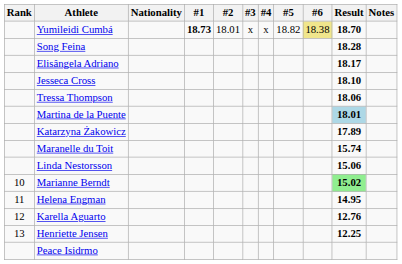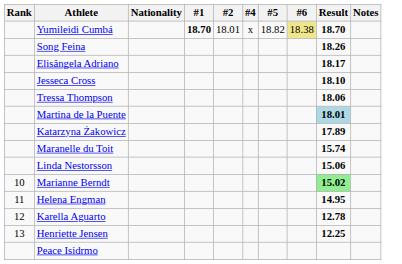- column: (250, 13)
(199, 30) 18.73 -> (199, 30) 18.70
(349, 47) 18.28 -> (333, 47) 18.26
(349, 217) 12.76 -> (333, 217) 12.78
